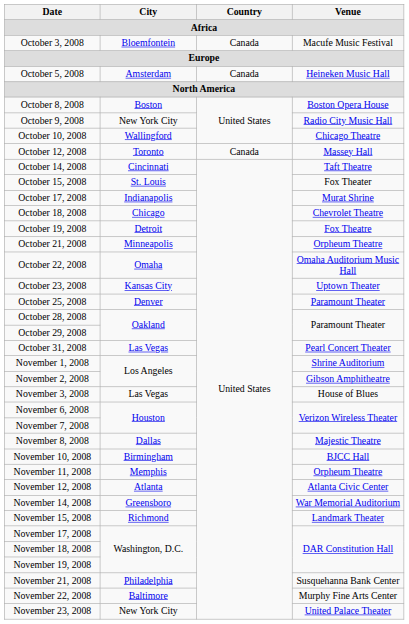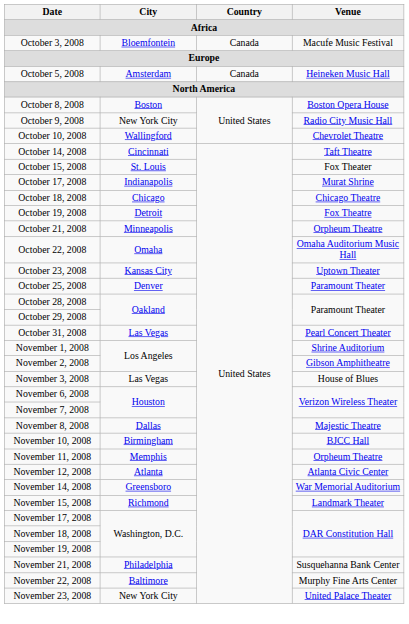(348, 136) Chicago Theatre -> (348, 136) Chevrolet Theatre
- row: (52, 151)
(348, 213) Chevrolet Theatre -> (348, 197) Chicago Theatre
